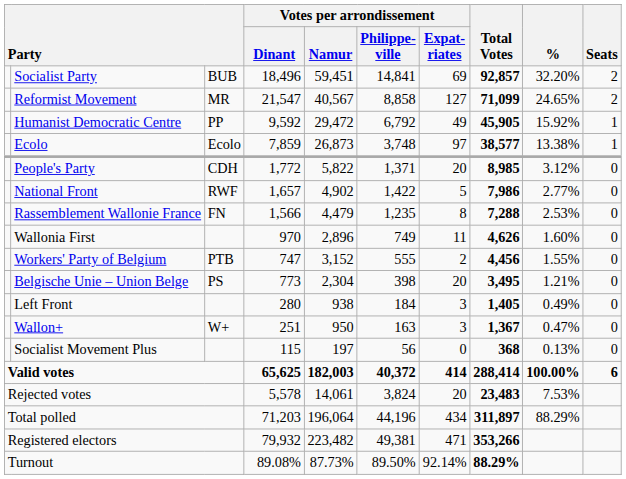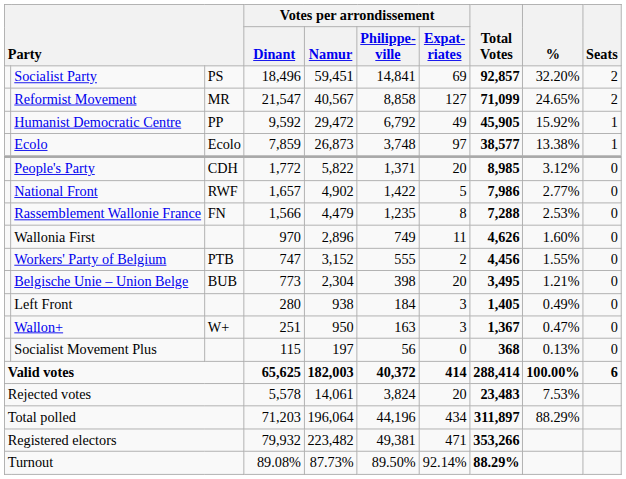(222, 76) BUB -> (216, 76) PS
(216, 282) PS -> (222, 282) BUB
